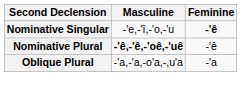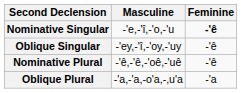+ row: (58, 46)
(148, 46) bold -> (148, 63) normal
